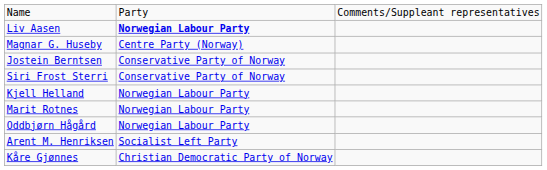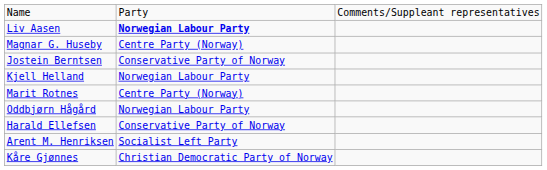- row: (57, 77)
(184, 109) Norwegian Labour Party -> (181, 93) Centre Party (Norway)
+ row: (51, 125)
